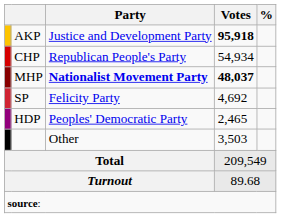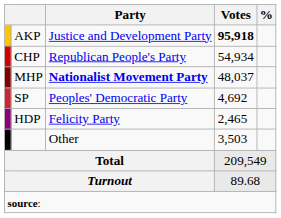(236, 77) bold -> (236, 77) normal
(84, 98) Felicity Party -> (118, 98) Peoples' Democratic Party
(118, 118) Peoples' Democratic Party -> (84, 118) Felicity Party
